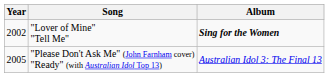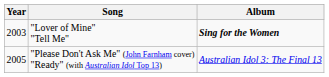(16, 33) 2002 -> (16, 33) 2003
